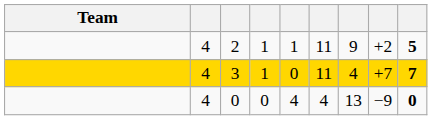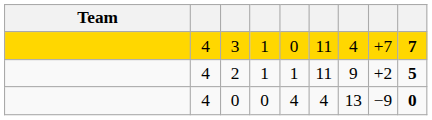rows swapped: (235, 73) <-> (235, 45)
